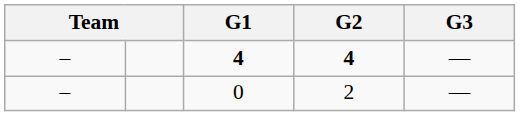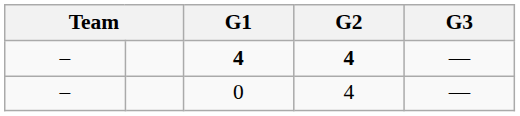(349, 93) 2 -> (349, 93) 4
